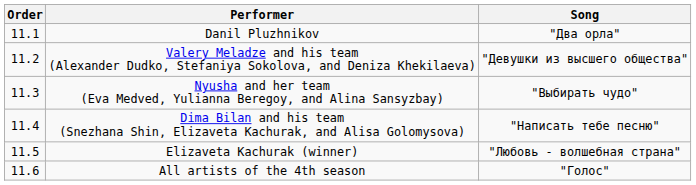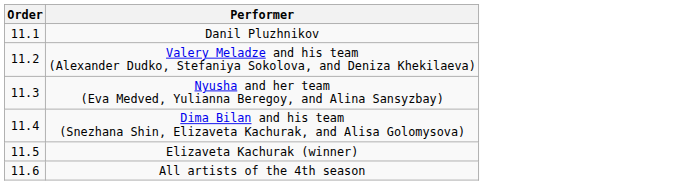- column: (585, 14)
